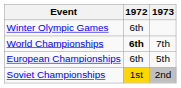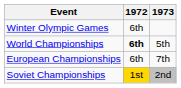(163, 43) 7th -> (163, 43) 5th
(163, 59) 5th -> (163, 59) 7th
